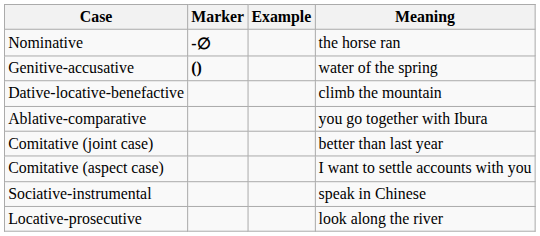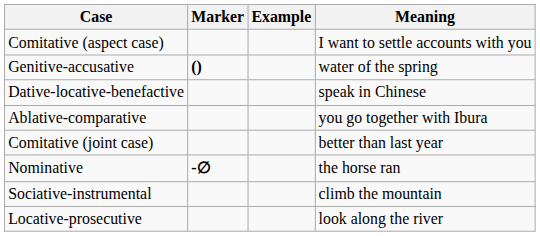rows swapped: (46, 42) <-> (86, 168)
(380, 93) climb the mountain -> (372, 92) speak in Chinese
(372, 193) speak in Chinese -> (380, 193) climb the mountain
